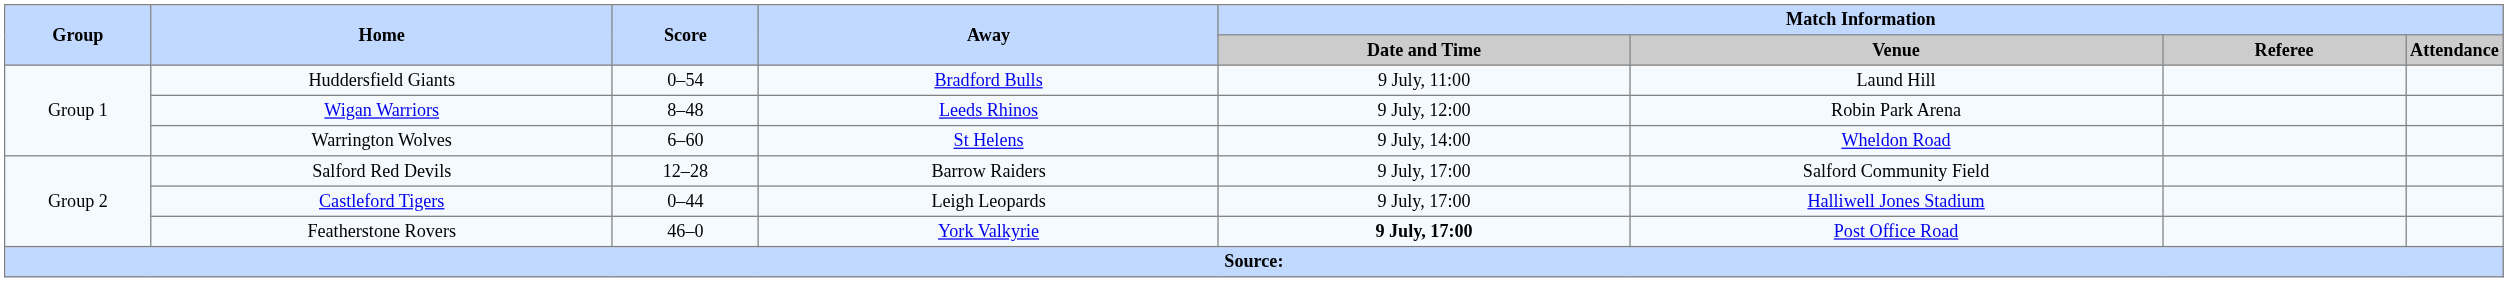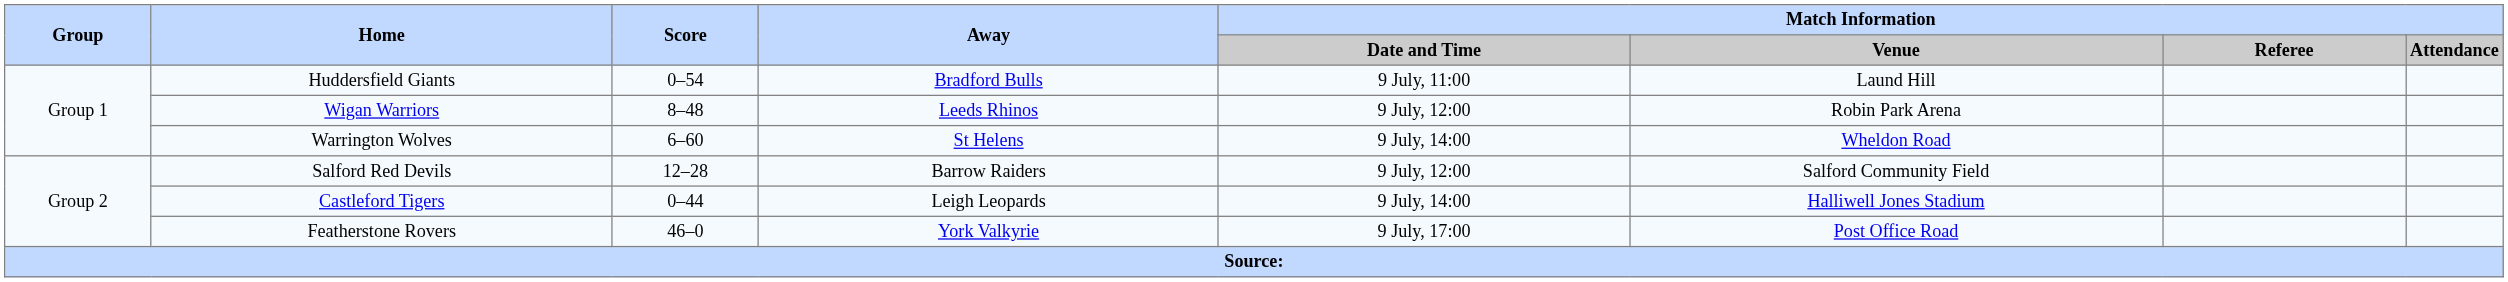(1424, 170) 9 July, 17:00 -> (1424, 170) 9 July, 12:00
(1424, 201) 9 July, 17:00 -> (1424, 201) 9 July, 14:00
(1424, 231) bold -> (1424, 231) normal
